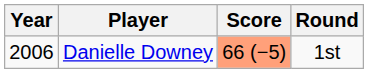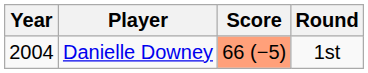(31, 52) 2006 -> (31, 52) 2004
